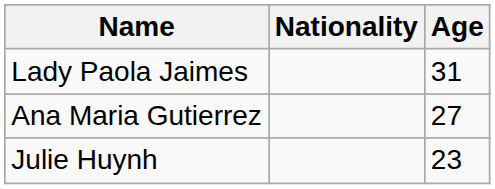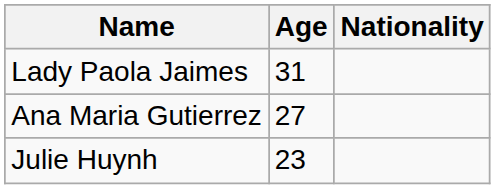columns swapped: (457, 26) <-> (346, 26)
